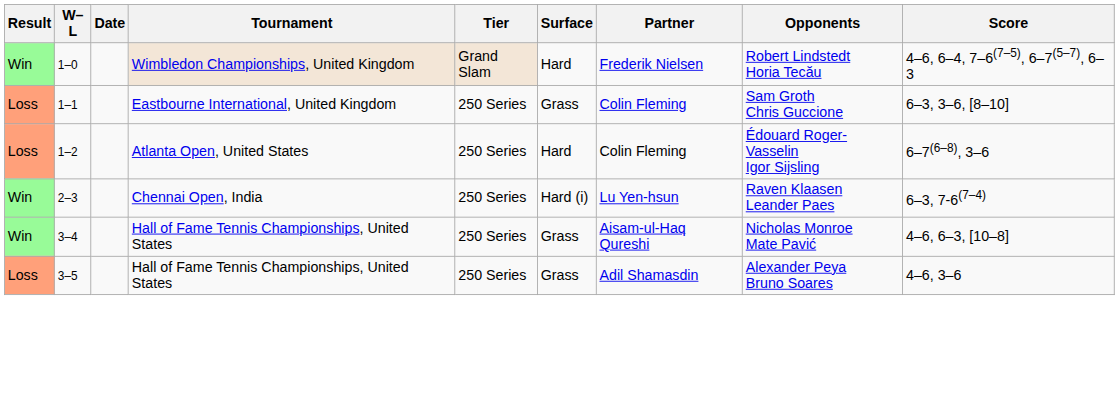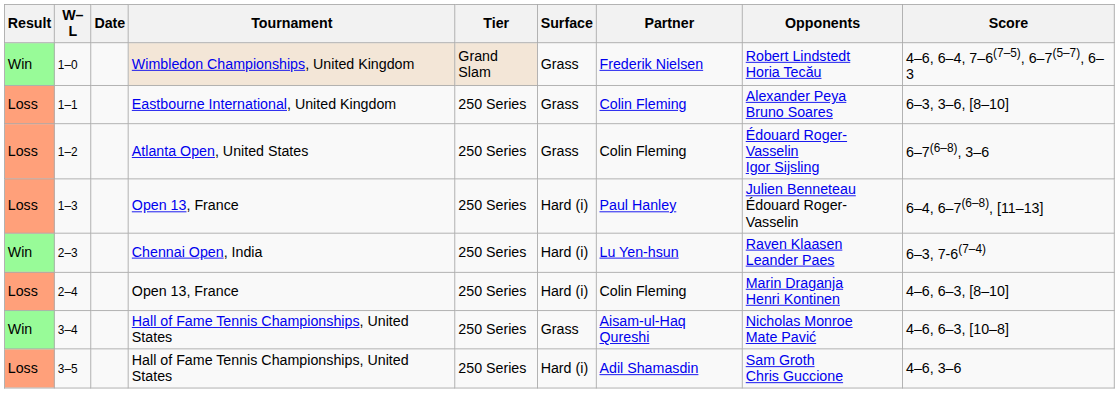(556, 64) Hard -> (560, 64) Grass
(794, 104) Sam Groth Chris Guccione -> (796, 104) Alexander Peya Bruno Soares
(556, 151) Hard -> (560, 151) Grass
+ row: (68, 206)
+ row: (68, 292)
(560, 275) Grass -> (564, 368) Hard (i)
(796, 275) Alexander Peya Bruno Soares -> (794, 368) Sam Groth Chris Guccione
